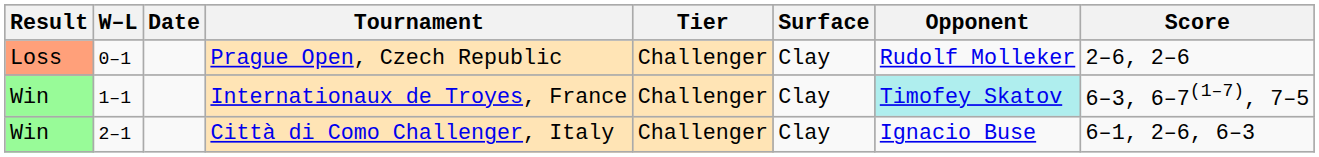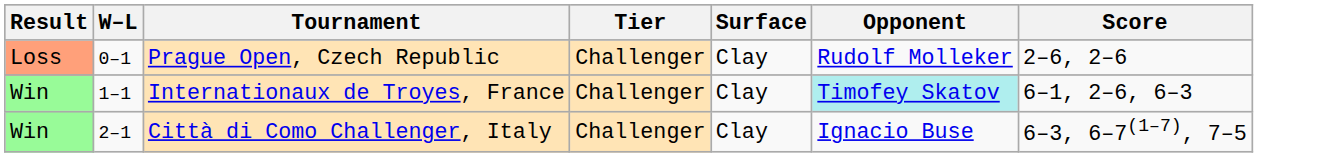- column: (174, 23)
(1197, 96) 6–3, 6–7(1–7), 7–5 -> (1108, 93) 6–1, 2–6, 6–3
(1170, 134) 6–1, 2–6, 6–3 -> (1135, 131) 6–3, 6–7(1–7), 7–5
